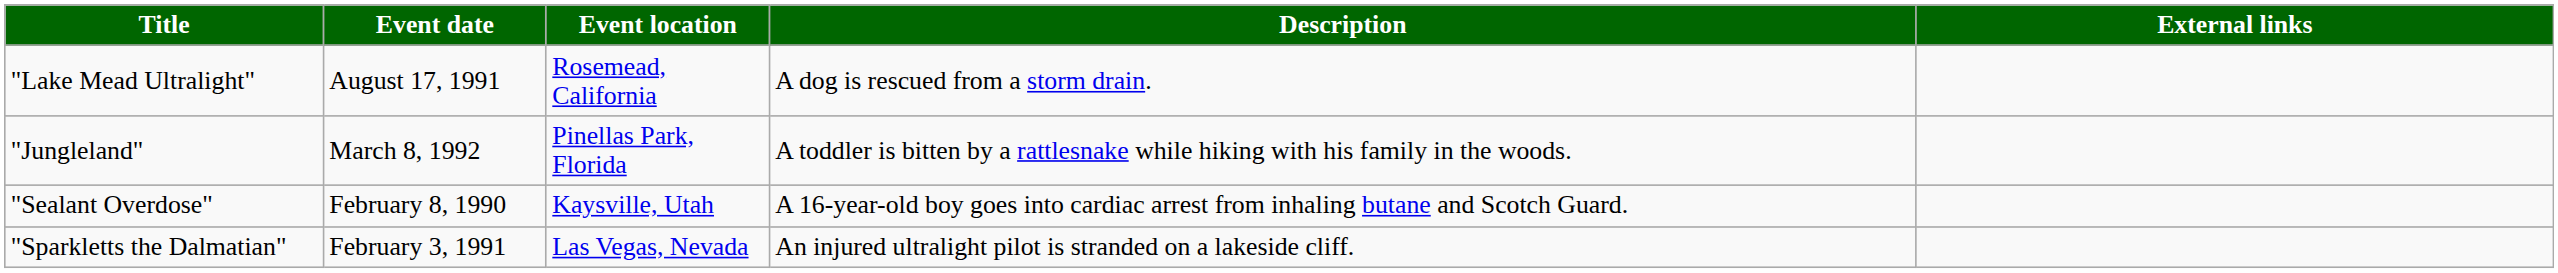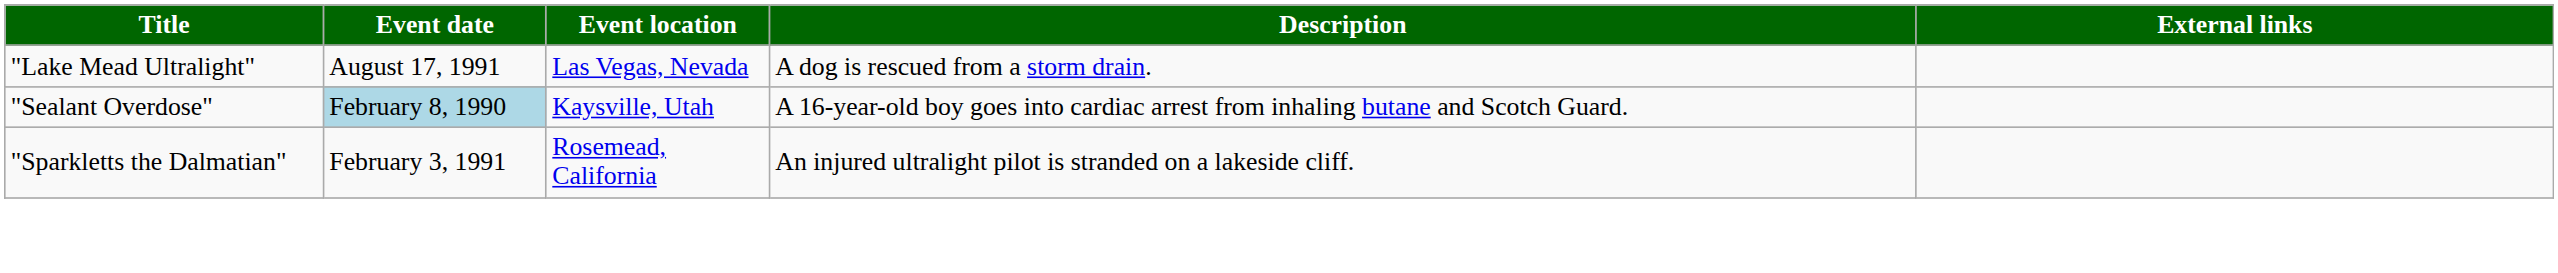(609, 80) Rosemead, California -> (650, 65) Las Vegas, Nevada
- row: (77, 150)
(418, 205) no background -> (418, 106) lightblue background
(650, 246) Las Vegas, Nevada -> (609, 161) Rosemead, California
